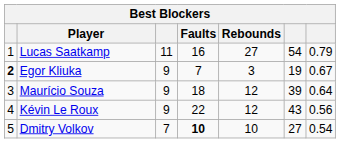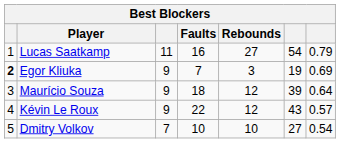(321, 72) 0.67 -> (321, 72) 0.69
(321, 110) 0.56 -> (321, 110) 0.57
(198, 129) bold -> (198, 129) normal
